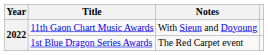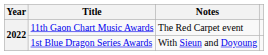(208, 27) With Sieun and Doyoung -> (201, 27) The Red Carpet event
(201, 43) The Red Carpet event -> (208, 43) With Sieun and Doyoung
